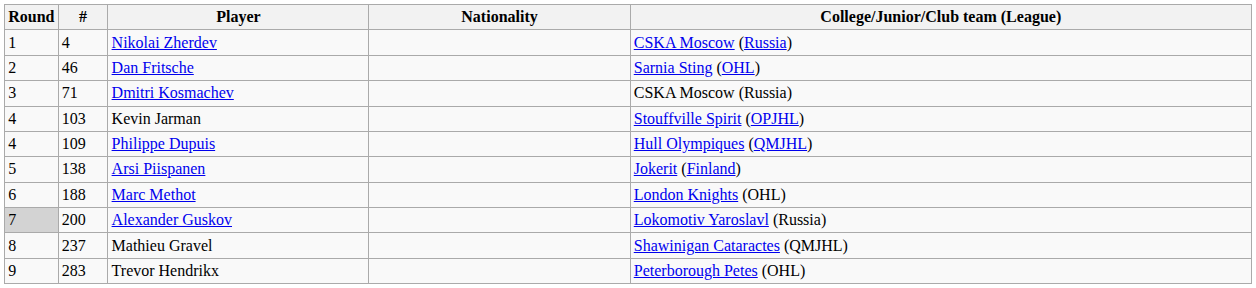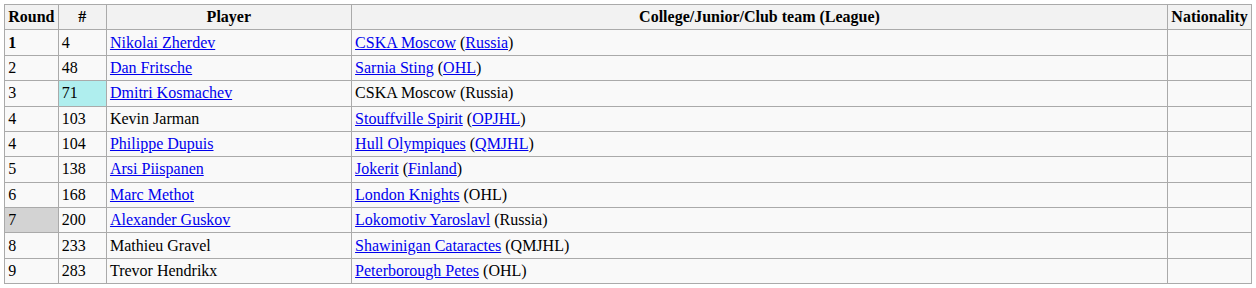columns swapped: (500, 17) <-> (941, 17)
(12, 42) normal -> (12, 42) bold
(70, 67) 46 -> (70, 67) 48
(70, 93) no background -> (70, 93) paleturquoise background
(74, 144) 109 -> (74, 144) 104
(74, 194) 188 -> (74, 194) 168
(74, 245) 237 -> (74, 245) 233
